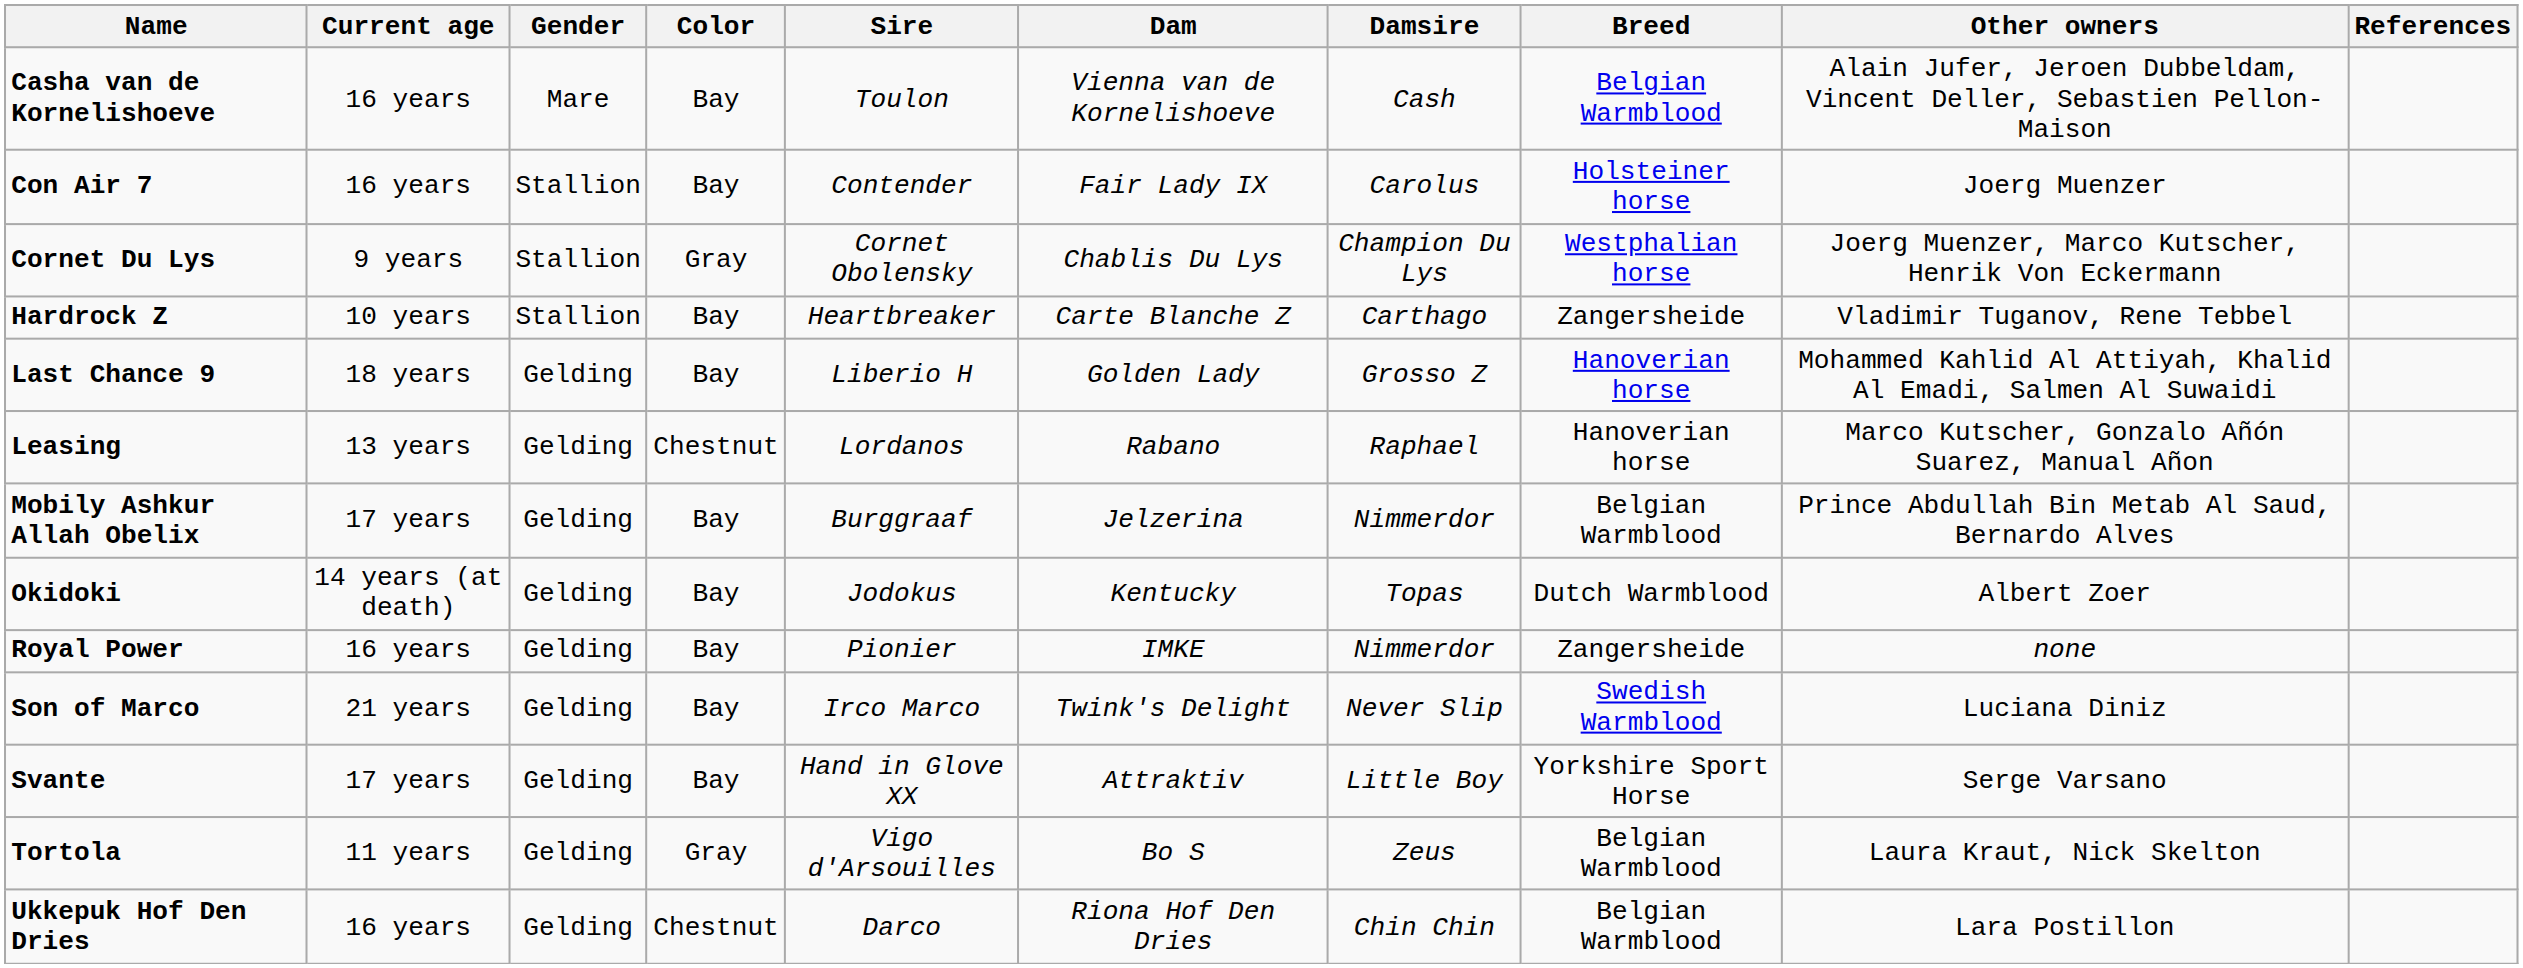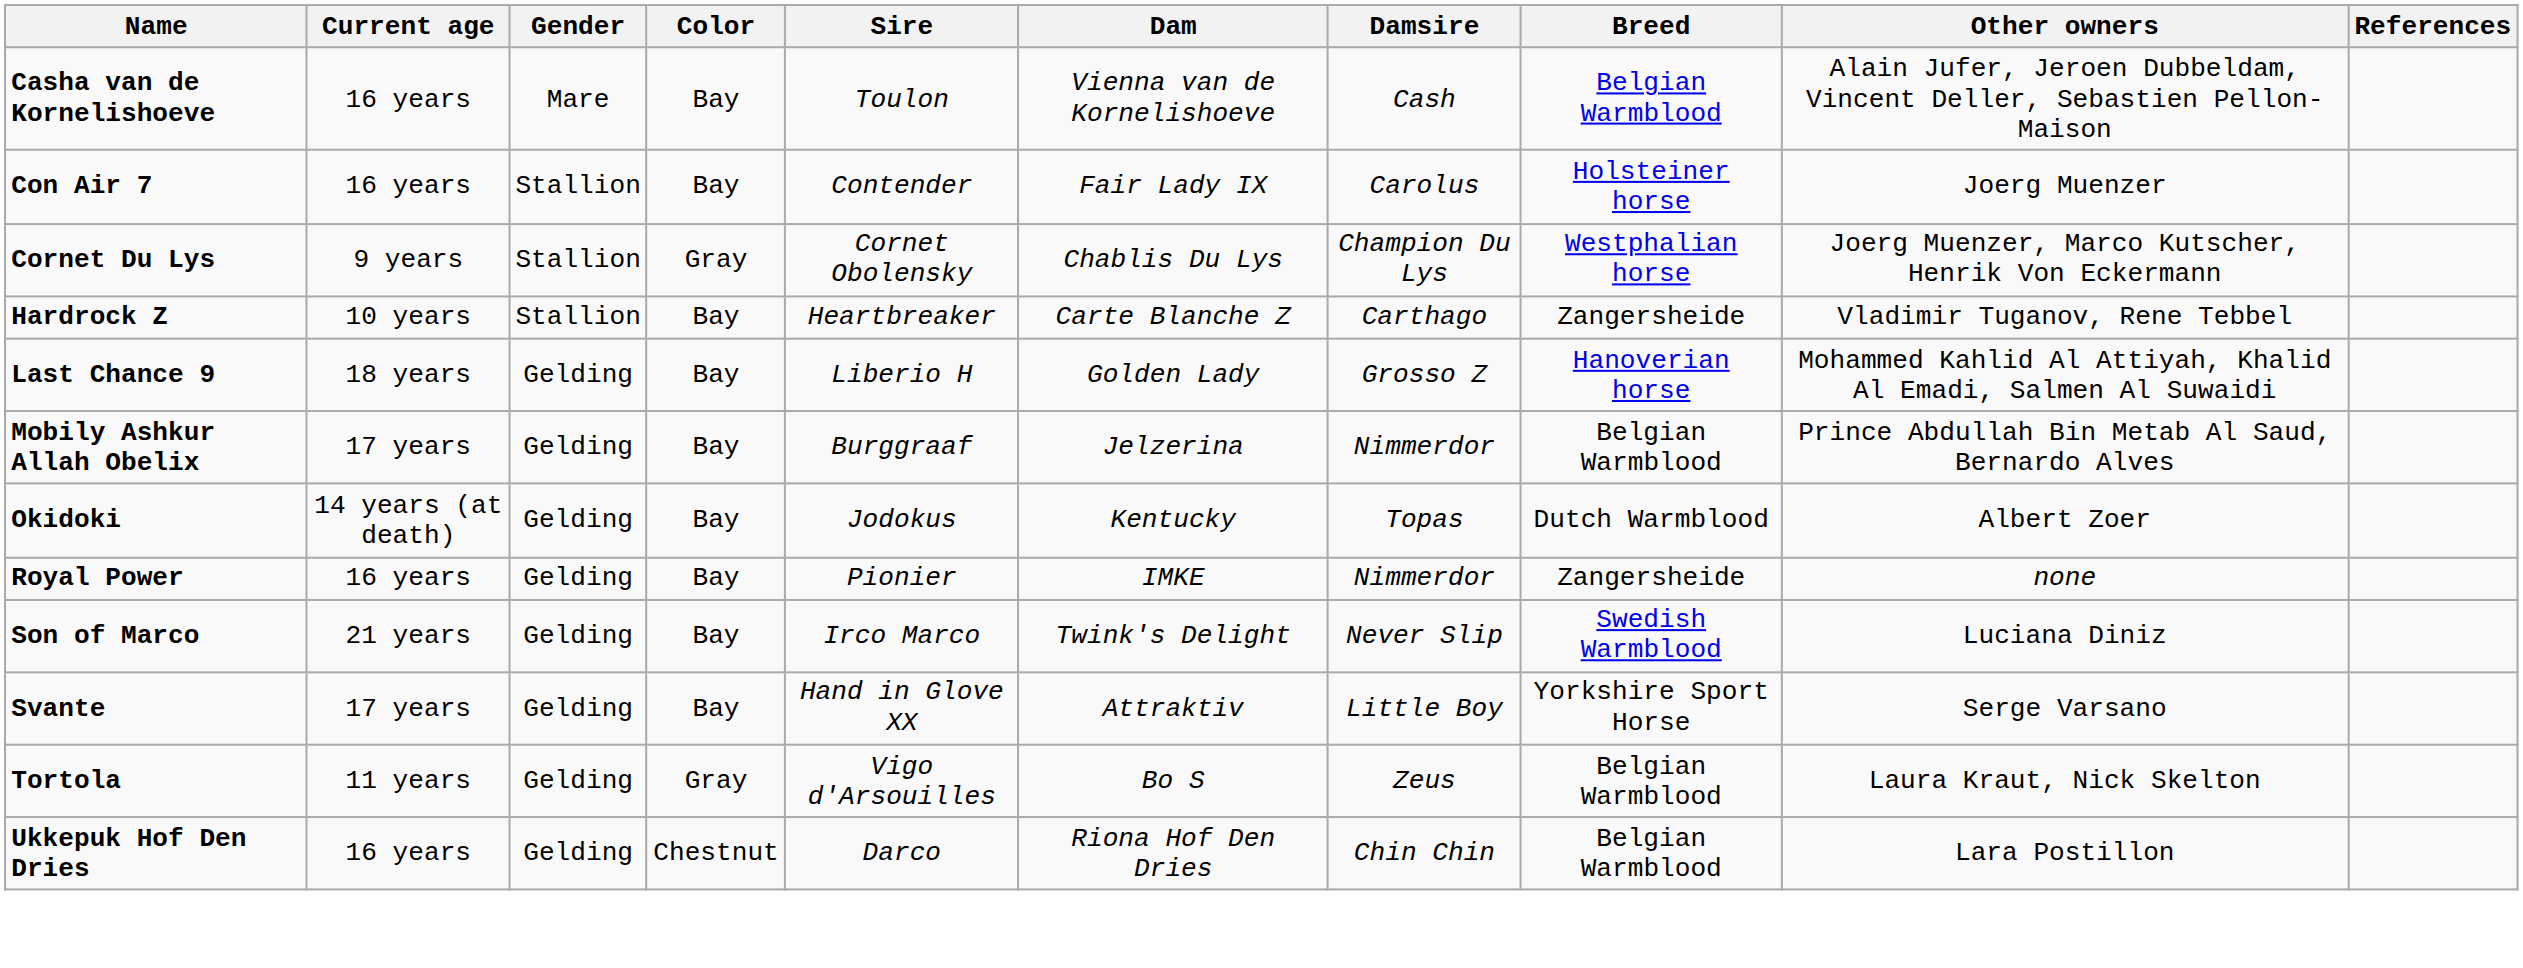- row: (66, 448)
